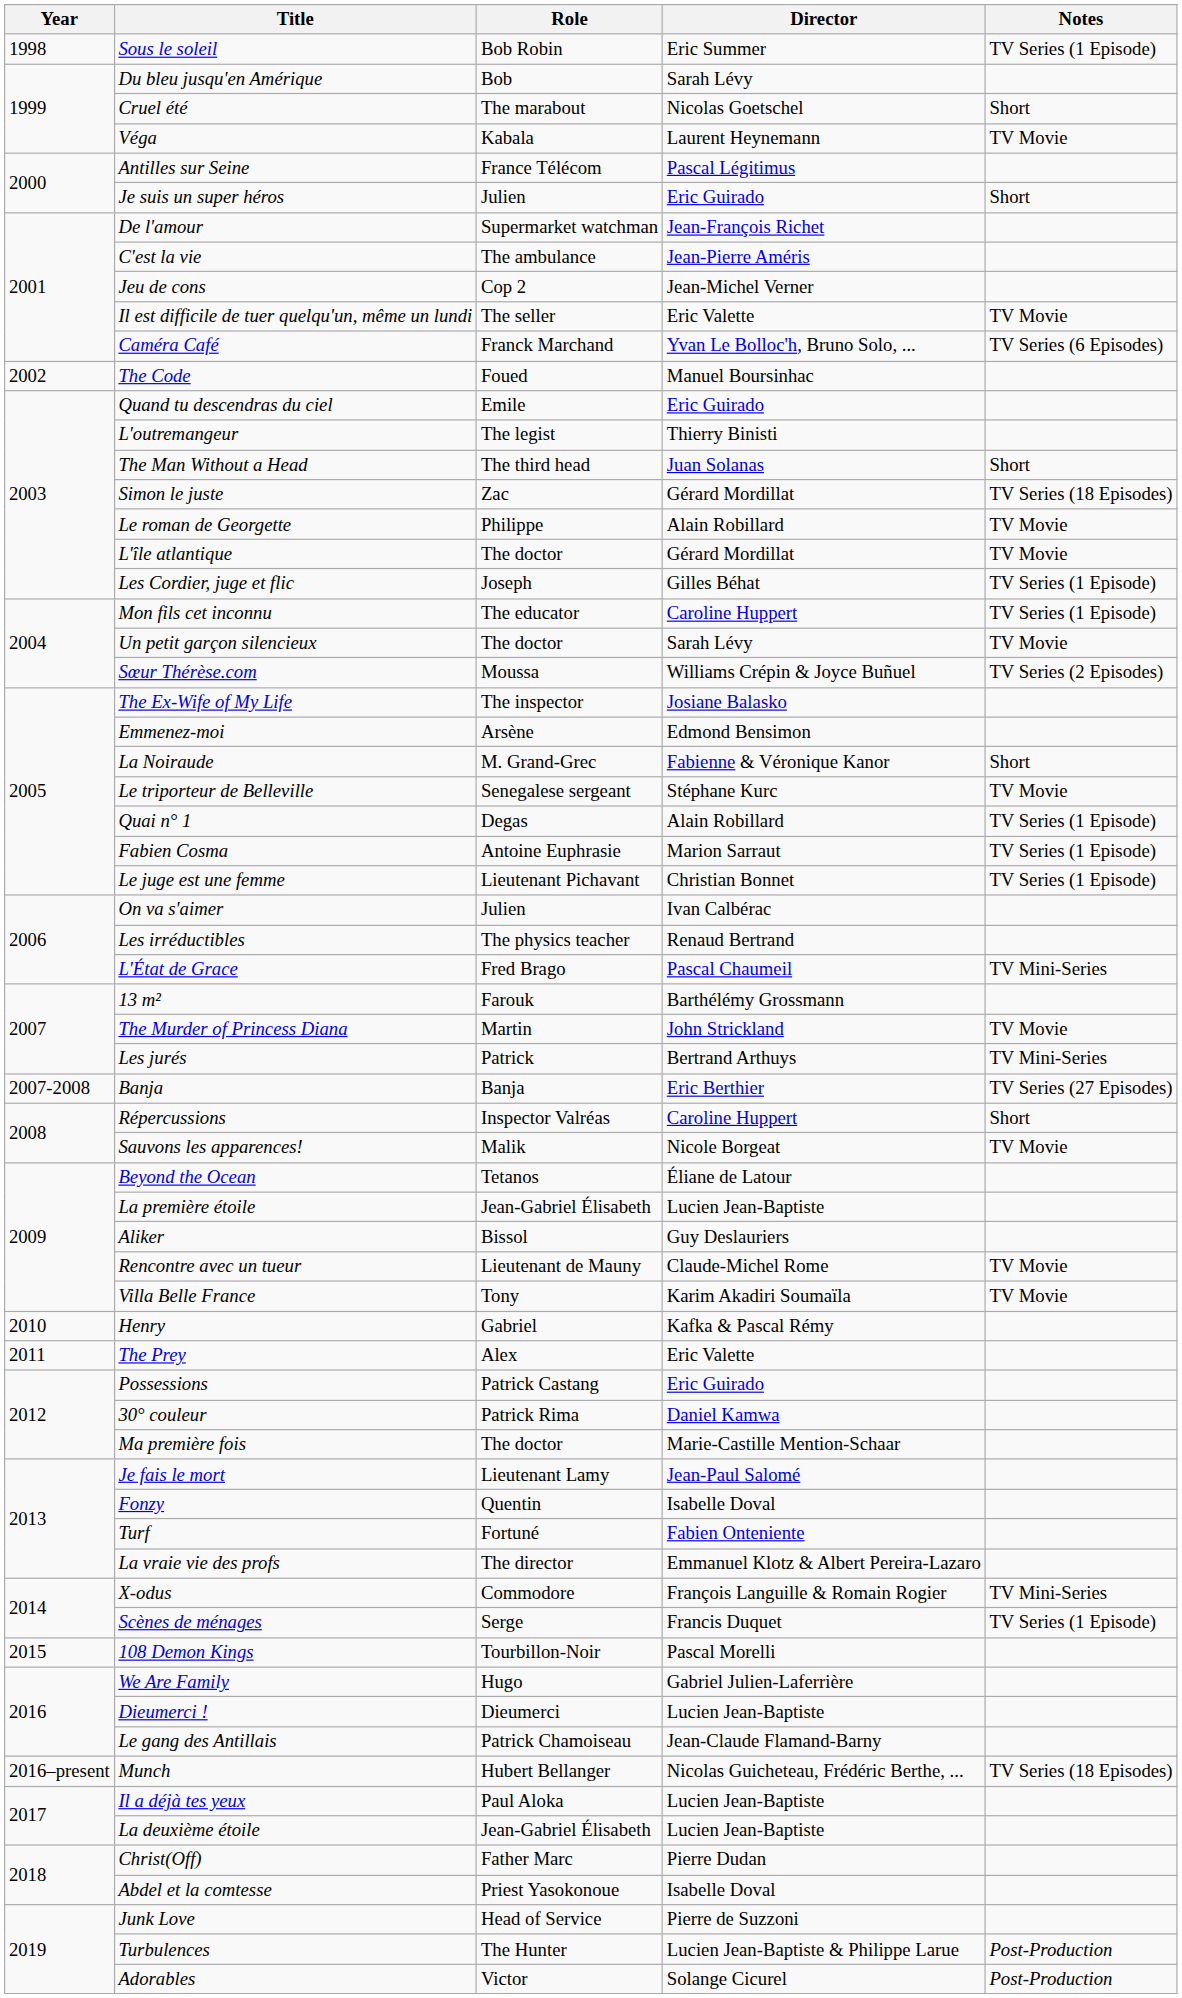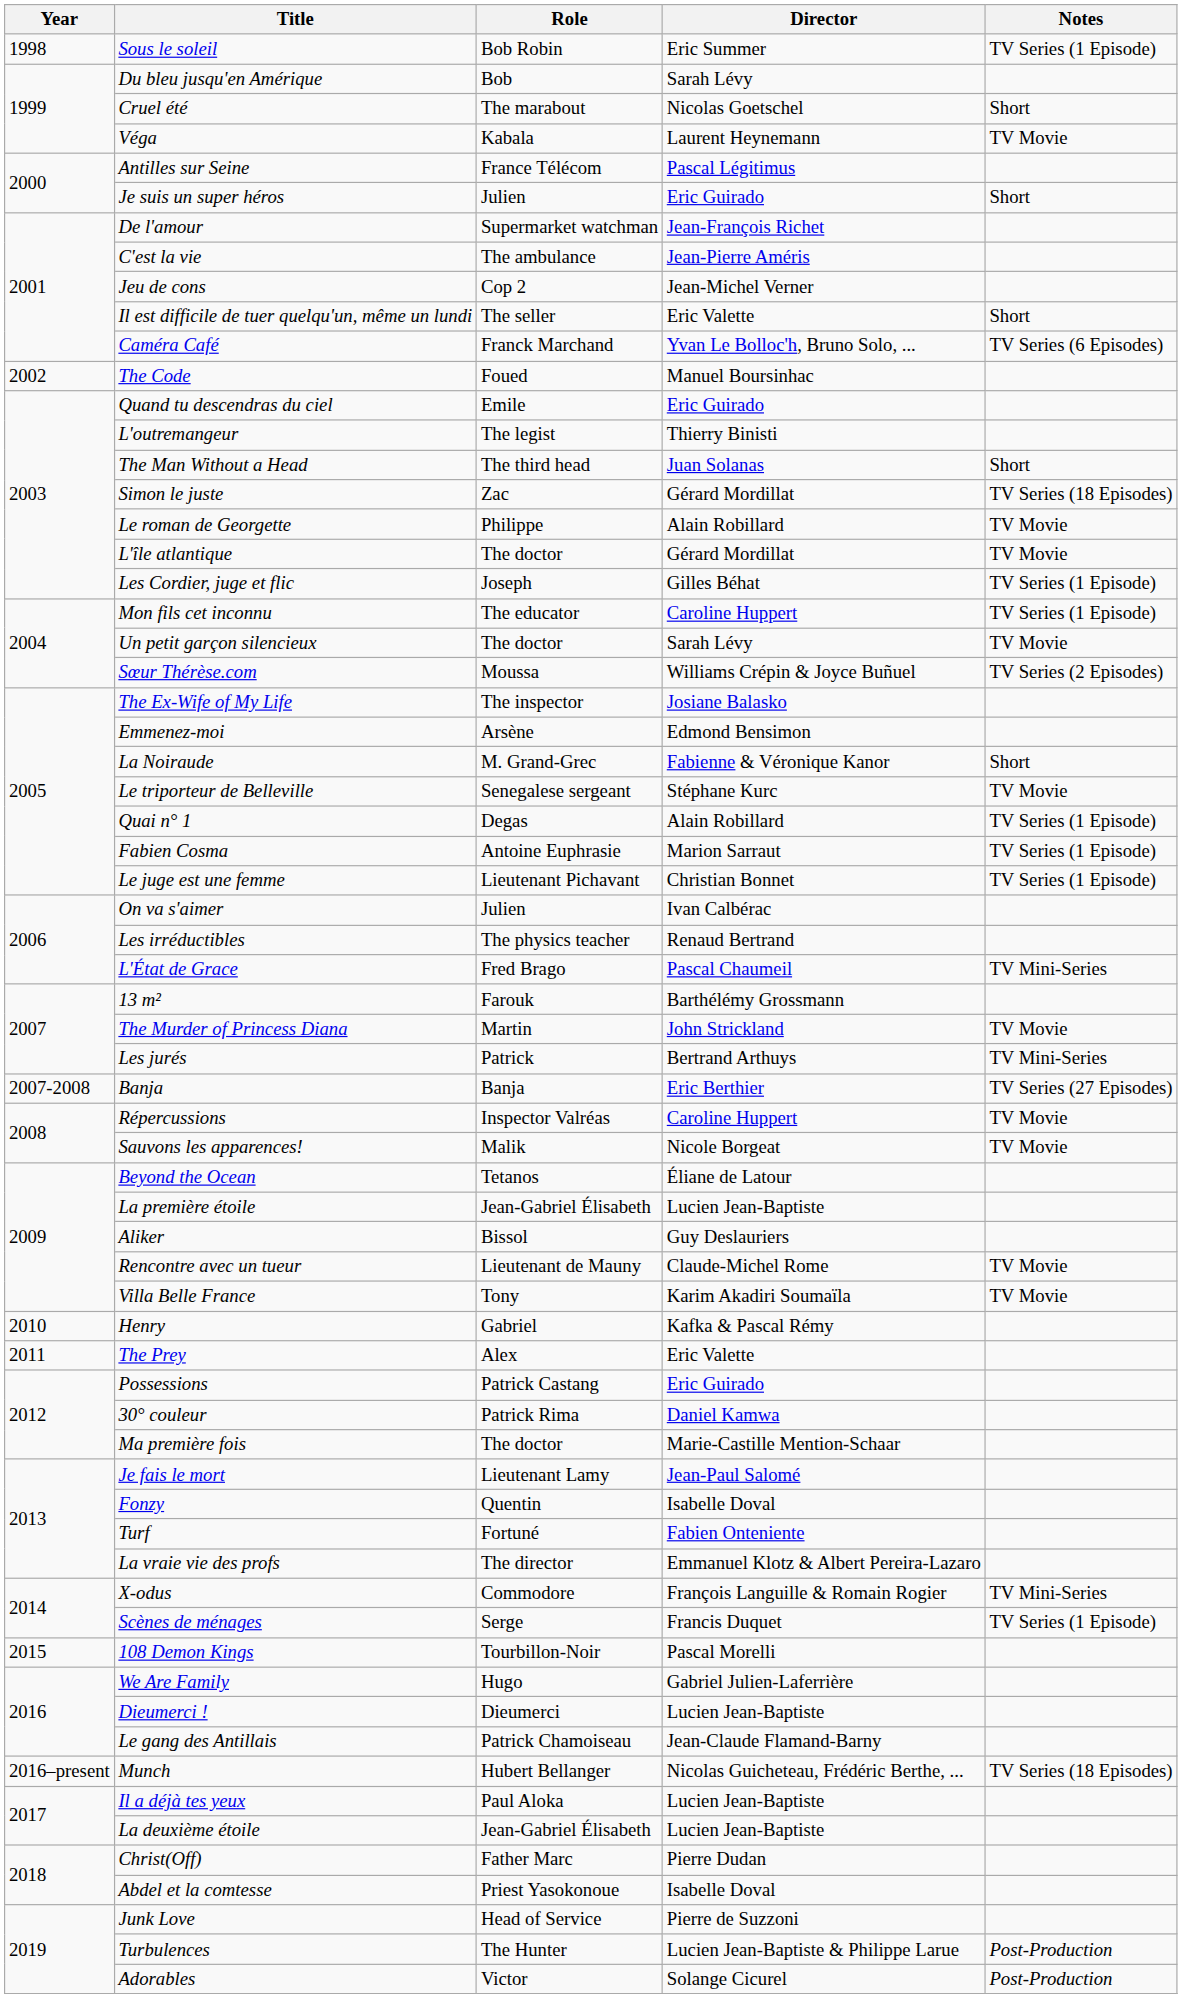(1028, 316) TV Movie -> (1010, 316) Short
(1010, 1117) Short -> (1028, 1117) TV Movie
